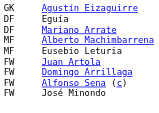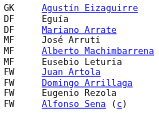+ row: (71, 40)
+ row: (79, 93)
- row: (74, 93)
